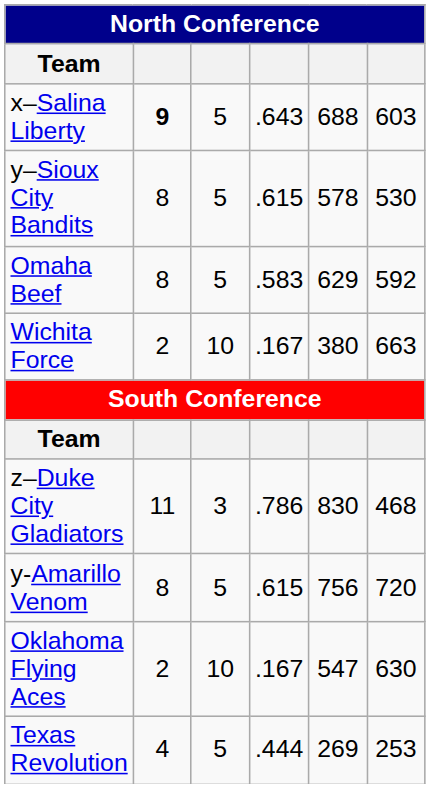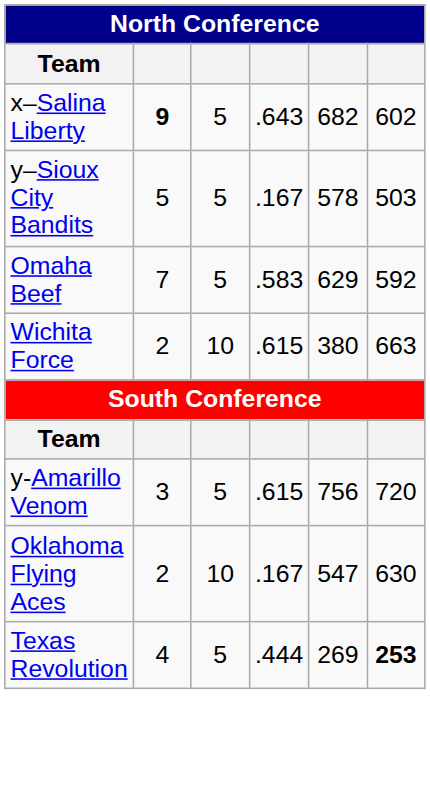(338, 116) 688 -> (338, 116) 682
(396, 116) 603 -> (396, 116) 602
(162, 197) 8 -> (162, 197) 5
(279, 197) .615 -> (279, 197) .167
(396, 197) 530 -> (396, 197) 503
(162, 279) 8 -> (162, 279) 7
(279, 346) .167 -> (279, 346) .615
- row: (67, 506)
(162, 587) 8 -> (162, 492) 3
(396, 749) normal -> (396, 654) bold
